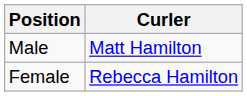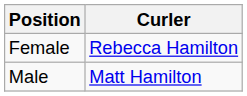rows swapped: (39, 77) <-> (29, 48)
